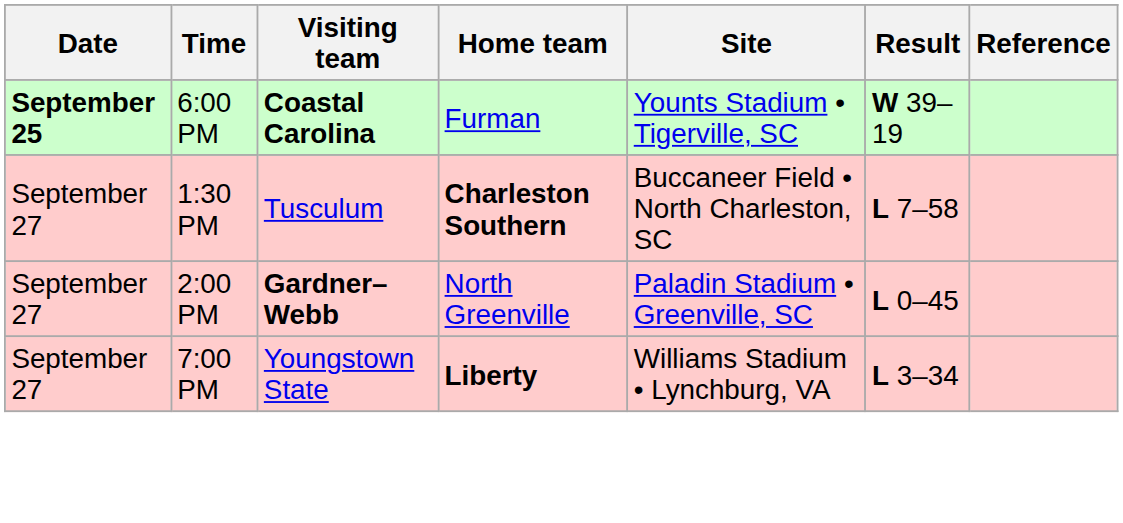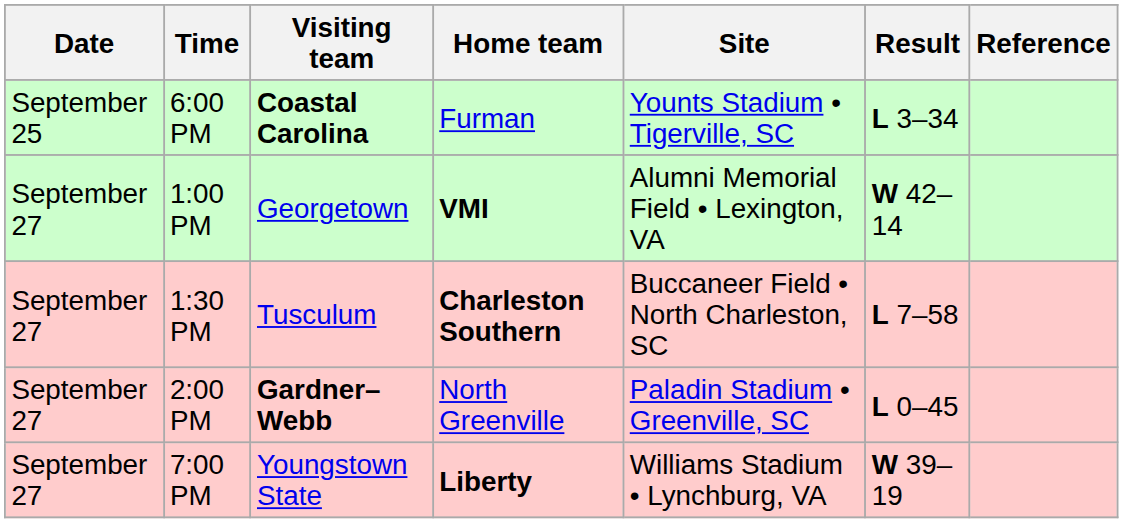(83, 118) bold -> (79, 118) normal
(912, 118) W 39–19 -> (915, 118) L 3–34
+ row: (197, 209)
(915, 374) L 3–34 -> (912, 481) W 39–19
